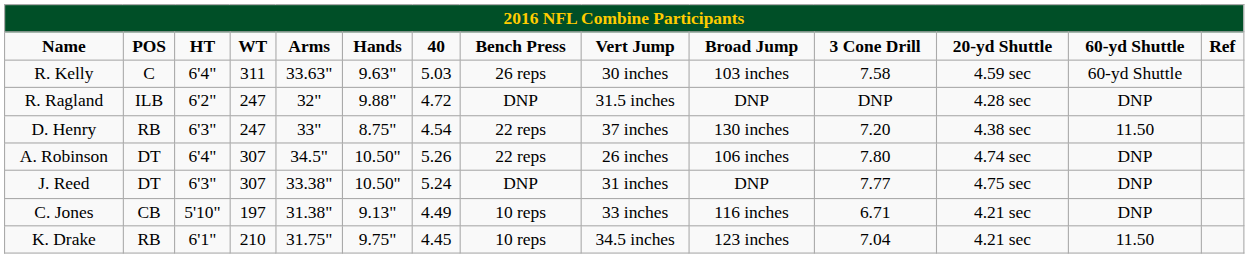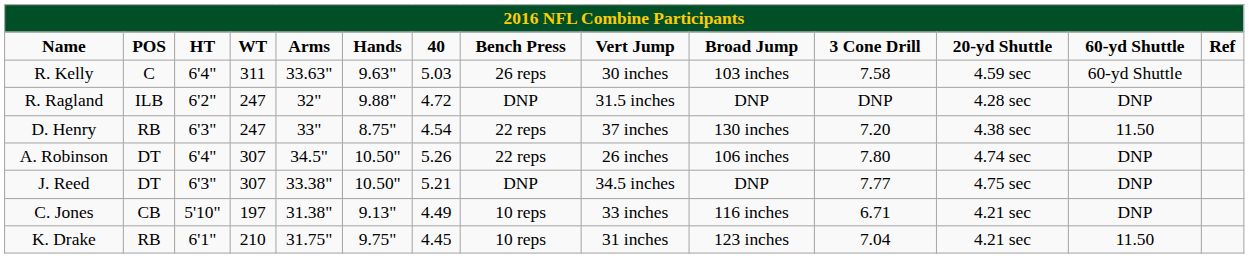(436, 184) 5.24 -> (436, 184) 5.21
(635, 184) 31 inches -> (635, 184) 34.5 inches
(635, 239) 34.5 inches -> (635, 239) 31 inches
